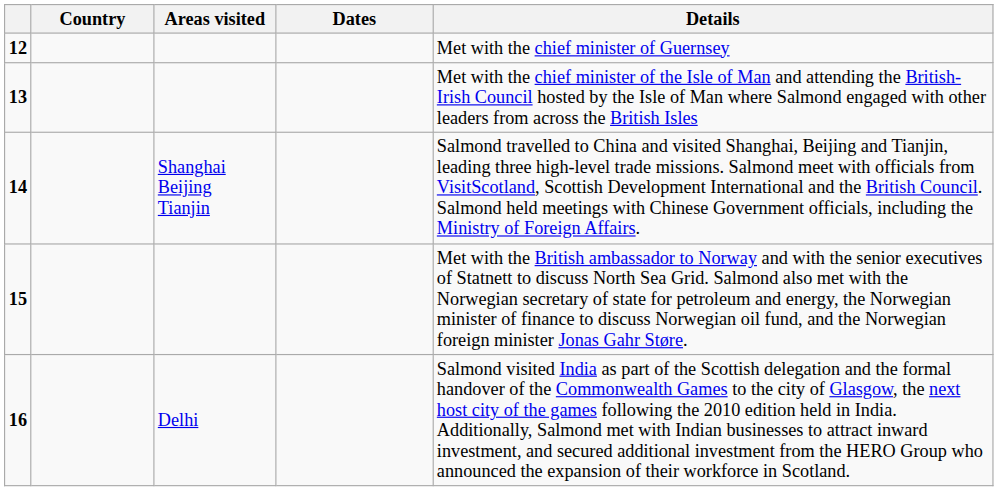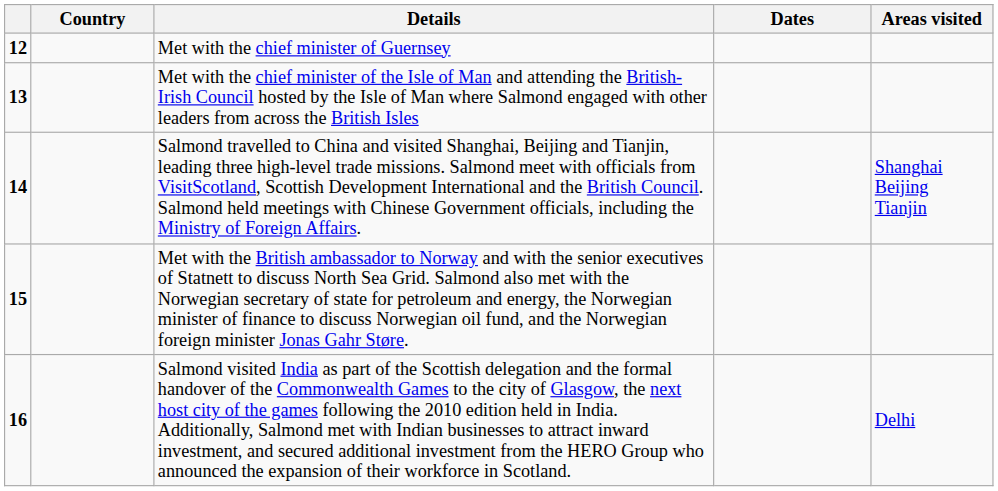columns swapped: (215, 18) <-> (713, 18)
